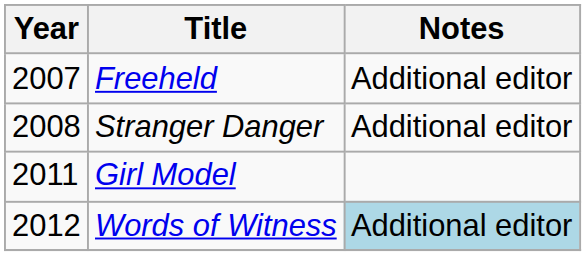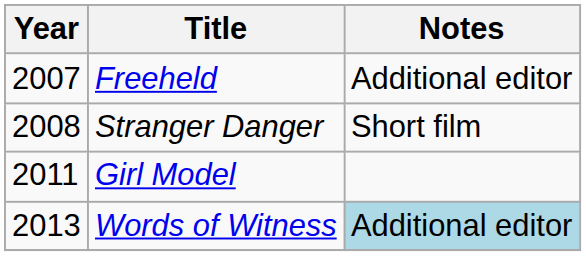(462, 126) Additional editor -> (416, 126) Short film
(46, 224) 2012 -> (46, 224) 2013
